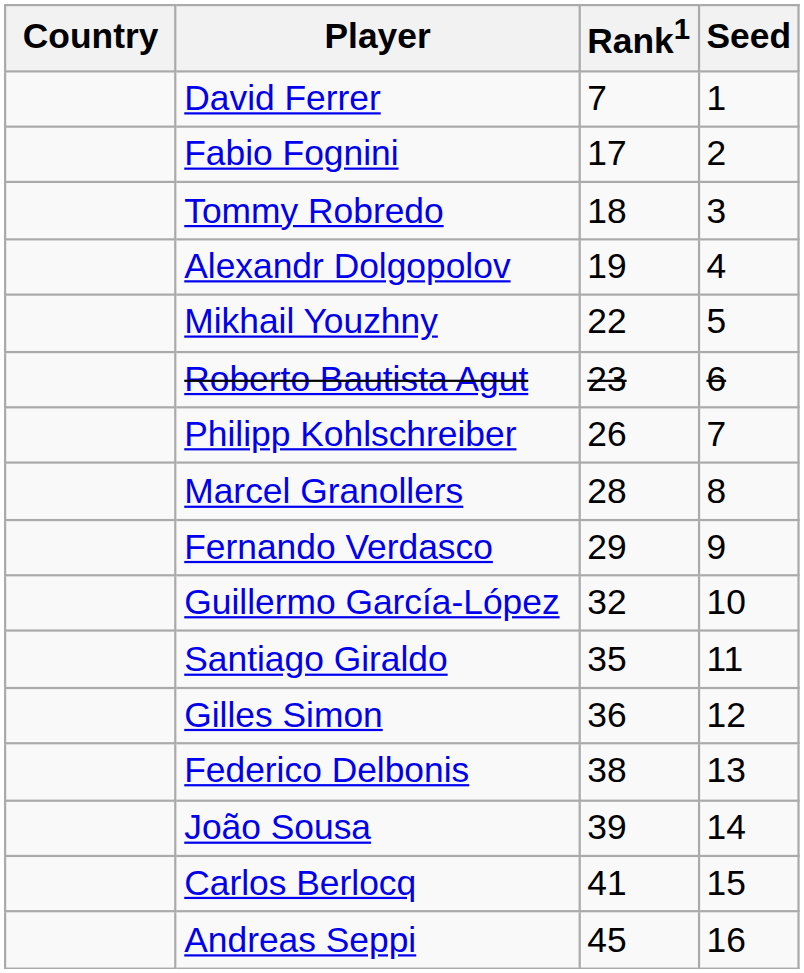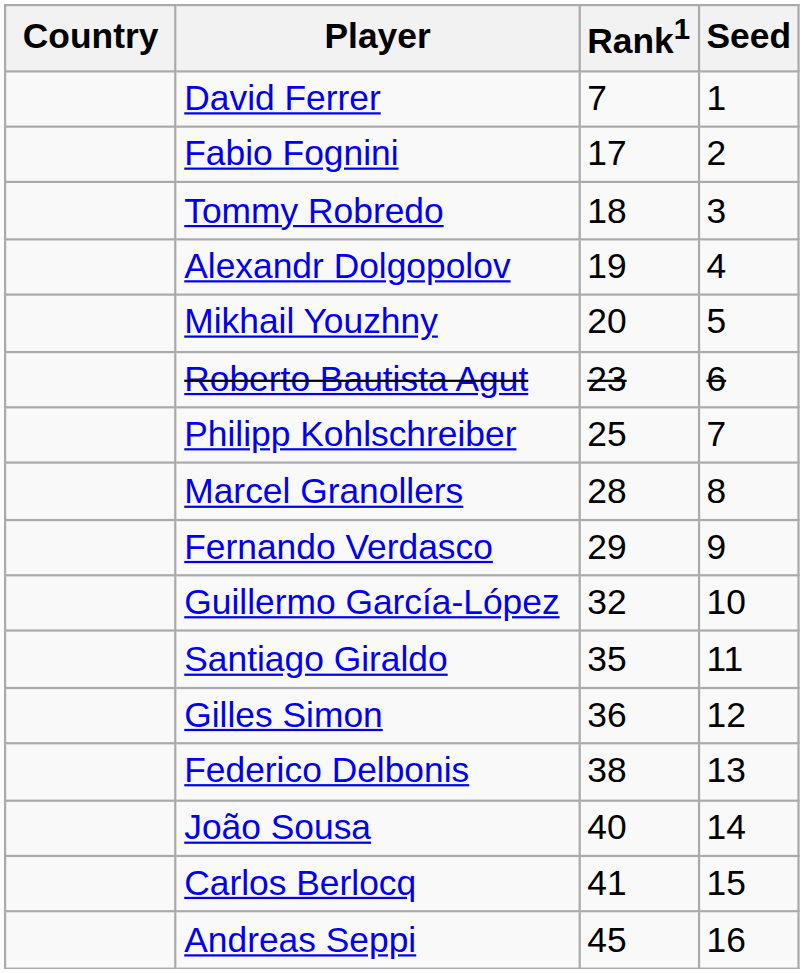(607, 322) 22 -> (607, 322) 20
(607, 434) 26 -> (607, 434) 25
(607, 827) 39 -> (607, 827) 40
